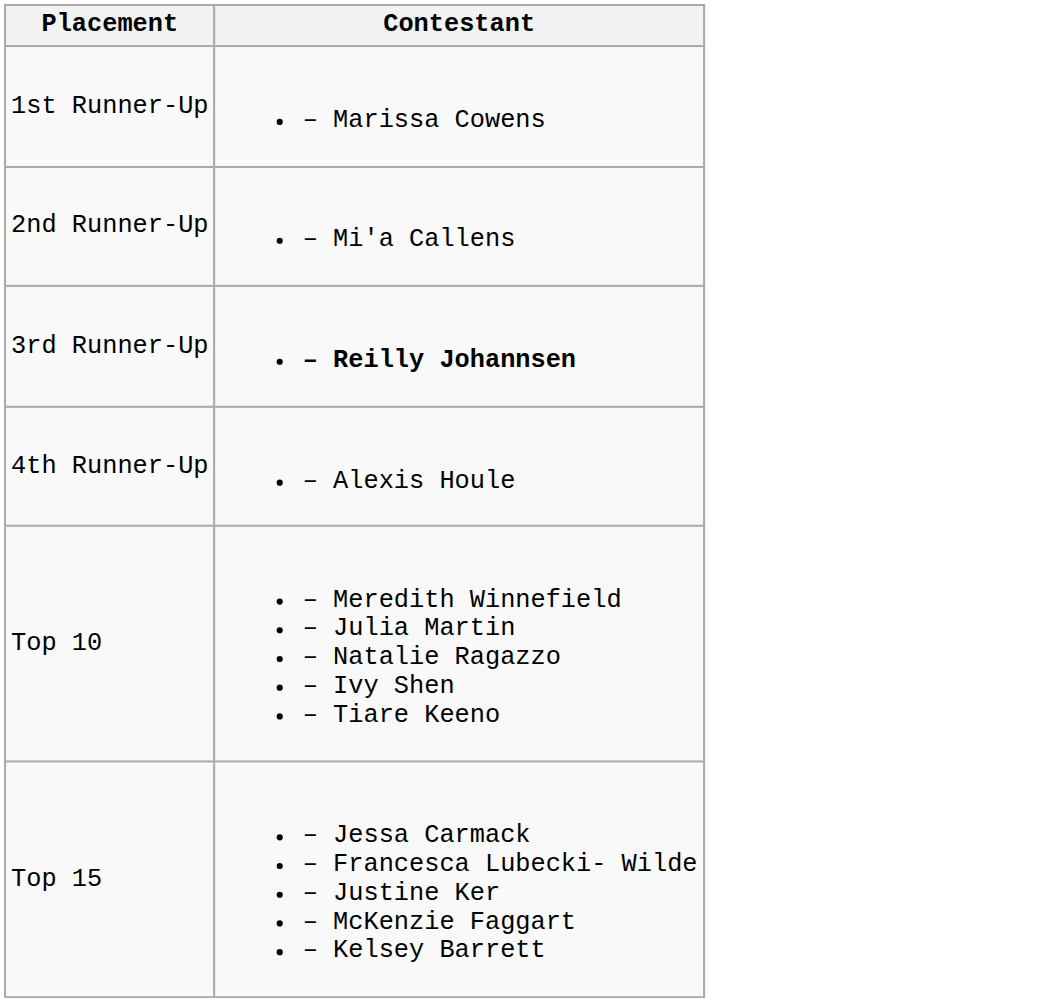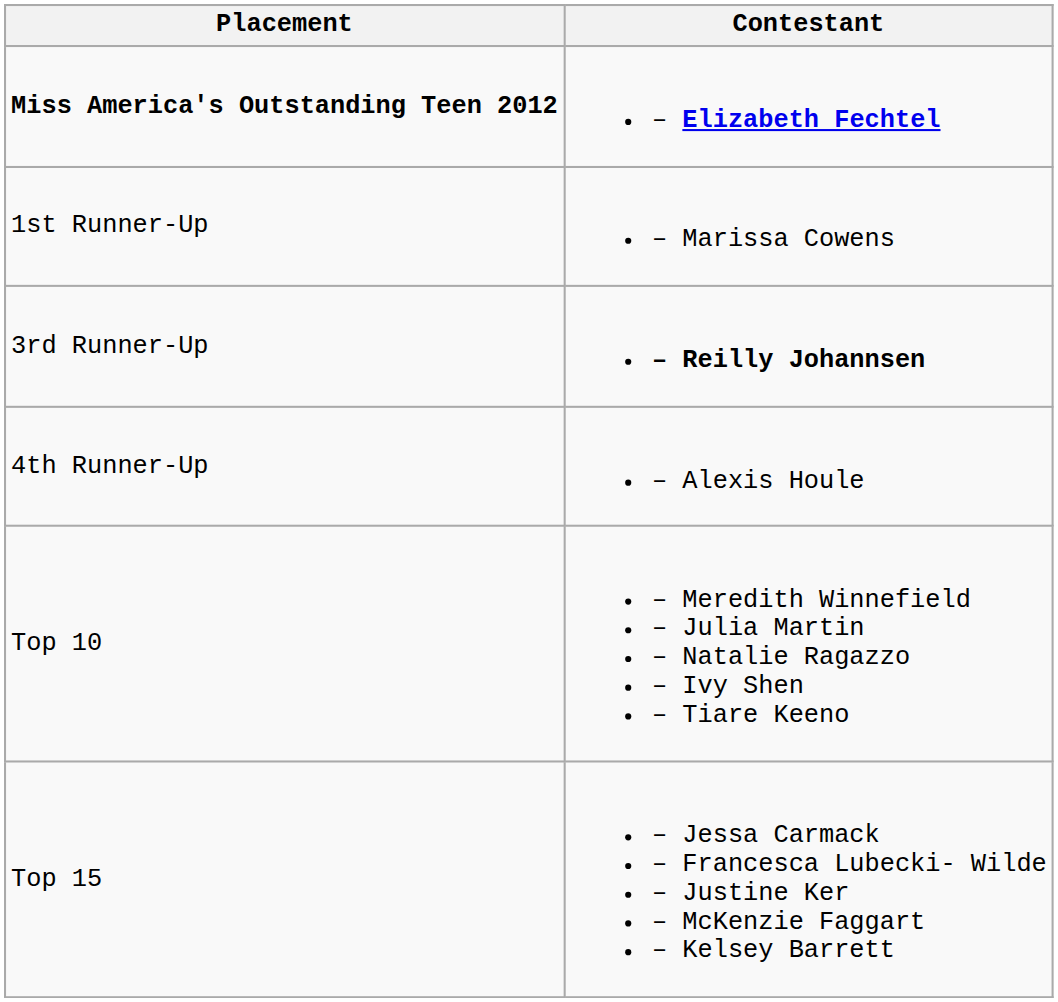+ row: (284, 106)
- row: (110, 227)
